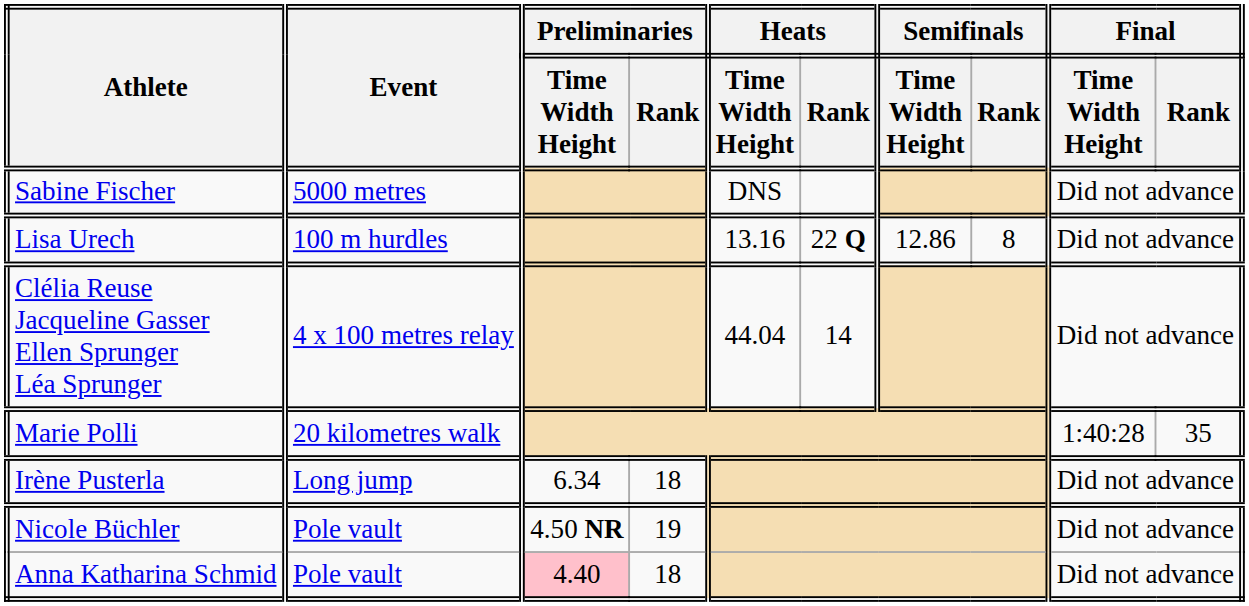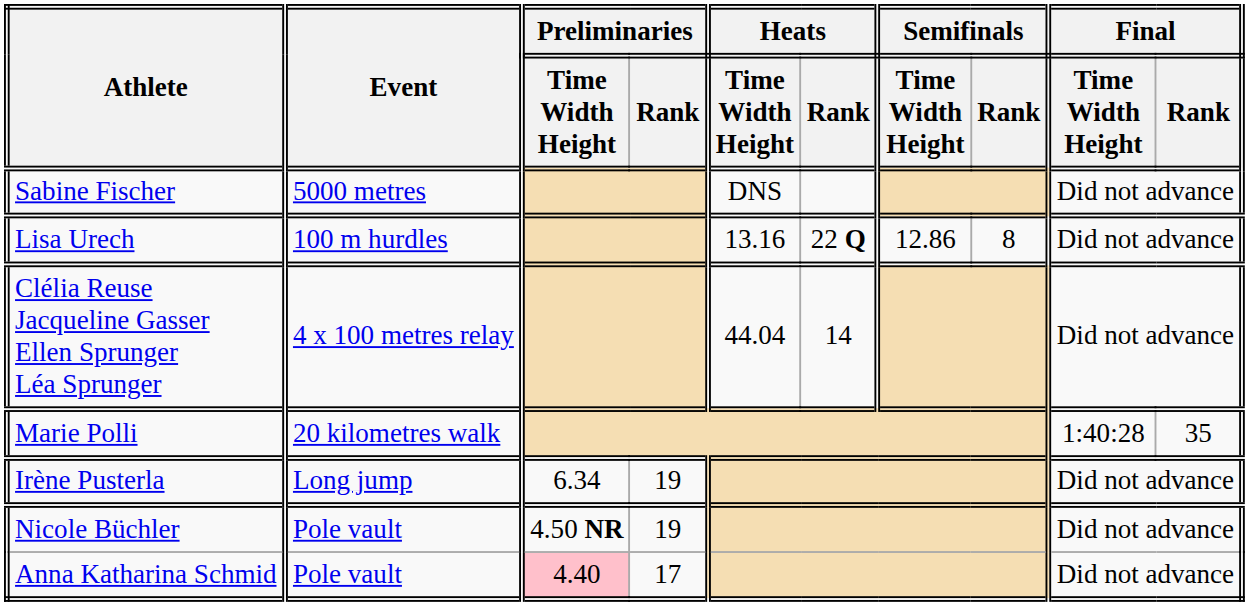(668, 481) 18 -> (668, 481) 19
(668, 574) 18 -> (668, 574) 17
